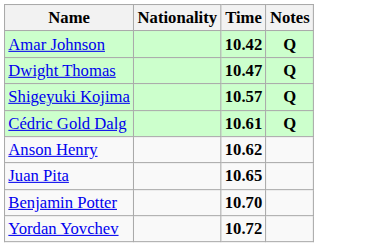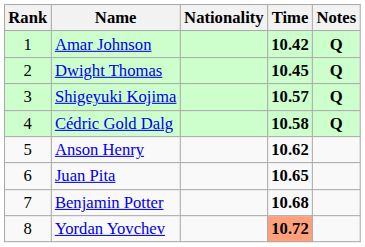+ column: (28, 17)
(243, 70) 10.47 -> (290, 70) 10.45
(243, 123) 10.61 -> (290, 123) 10.58
(243, 202) 10.70 -> (290, 202) 10.68
(243, 228) no background -> (290, 228) lightsalmon background
